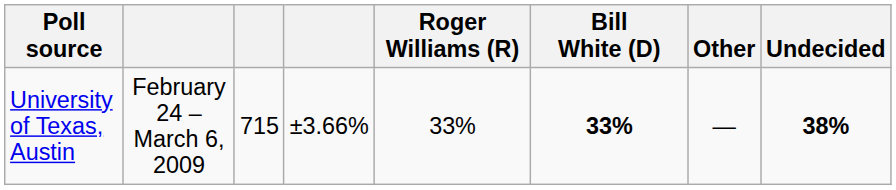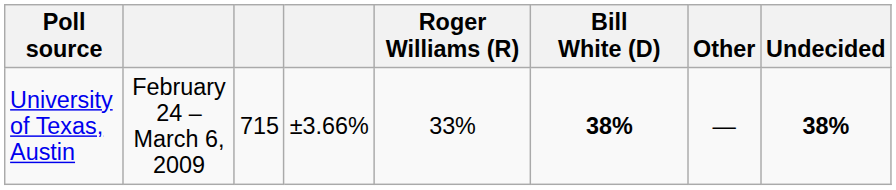(609, 125) 33% -> (609, 125) 38%
